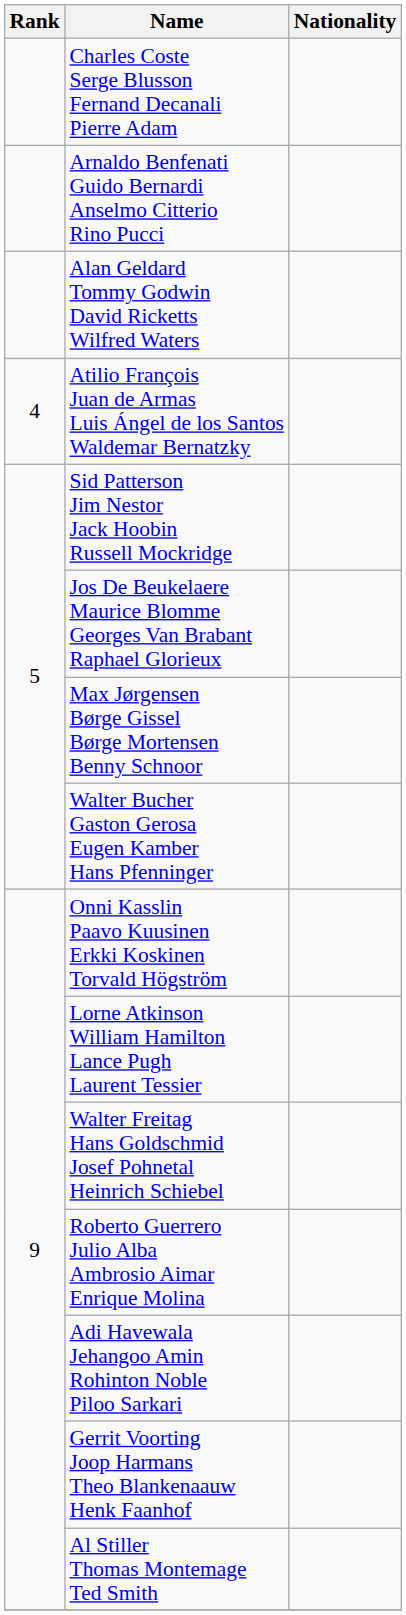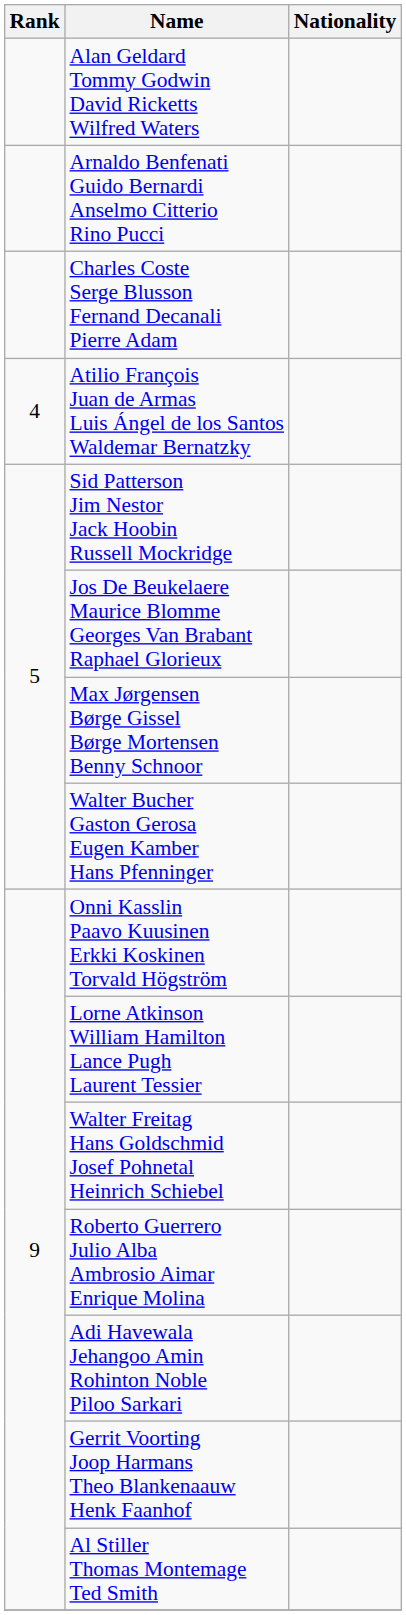rows swapped: (145, 91) <-> (140, 304)
